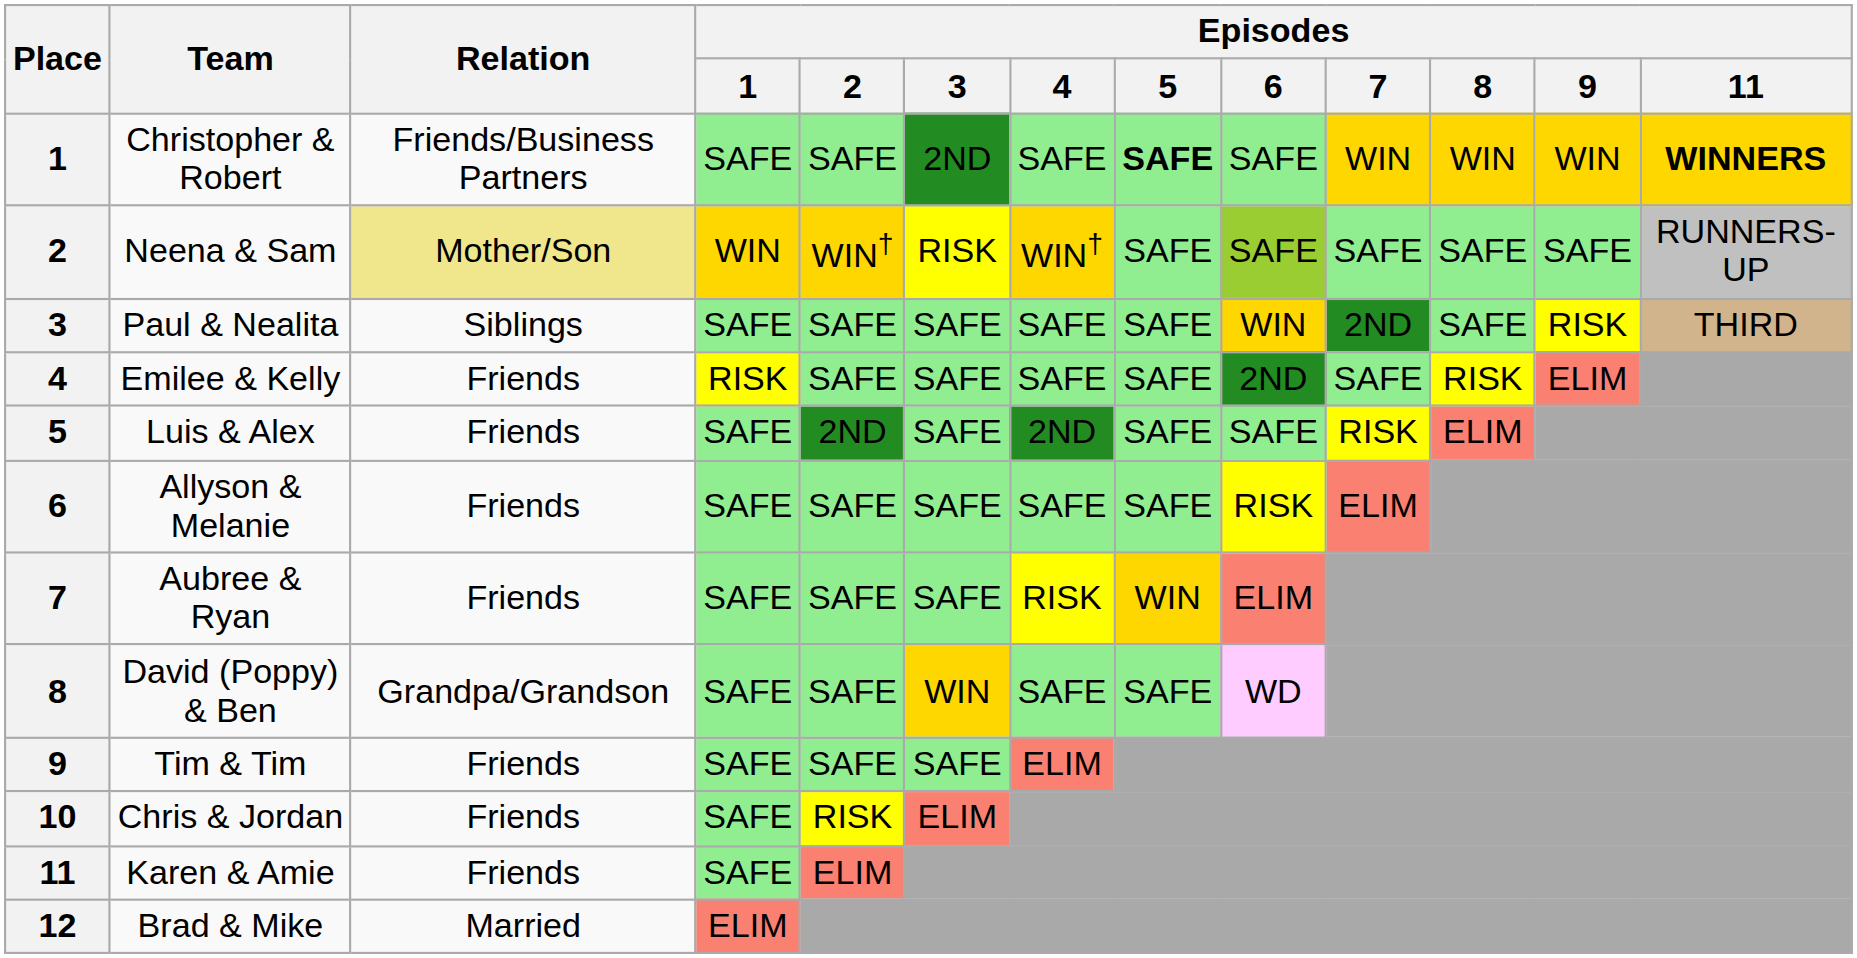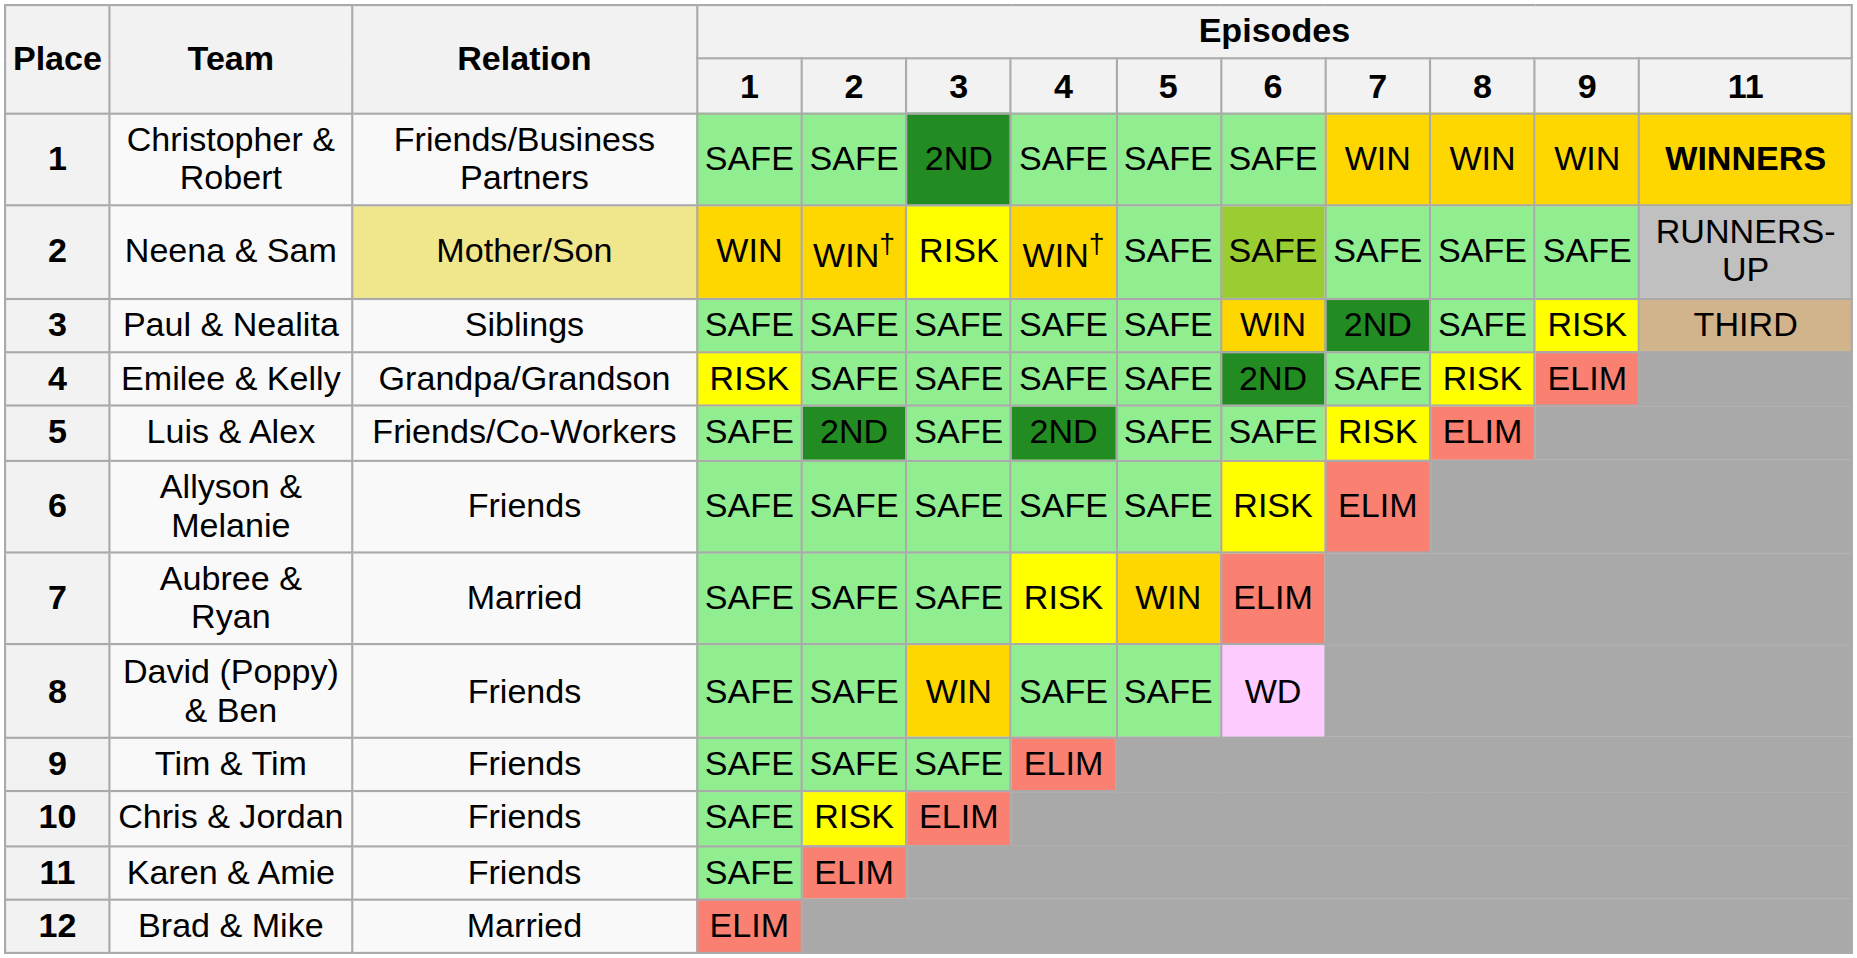(1168, 158) bold -> (1168, 158) normal
(523, 378) Friends -> (524, 378) Grandpa/Grandson
(523, 432) Friends -> (524, 432) Friends/Co-Workers
(523, 598) Friends -> (524, 598) Married
(523, 690) Grandpa/Grandson -> (524, 690) Friends
